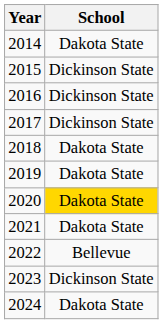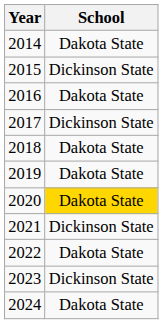(101, 95) Dickinson State -> (101, 95) Dakota State
(101, 226) Dakota State -> (101, 226) Dickinson State
(101, 252) Bellevue -> (101, 252) Dakota State
